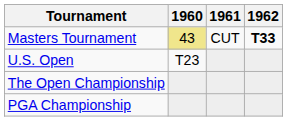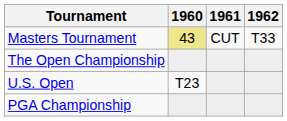(263, 38) bold -> (263, 38) normal
rows swapped: (41, 61) <-> (86, 83)
